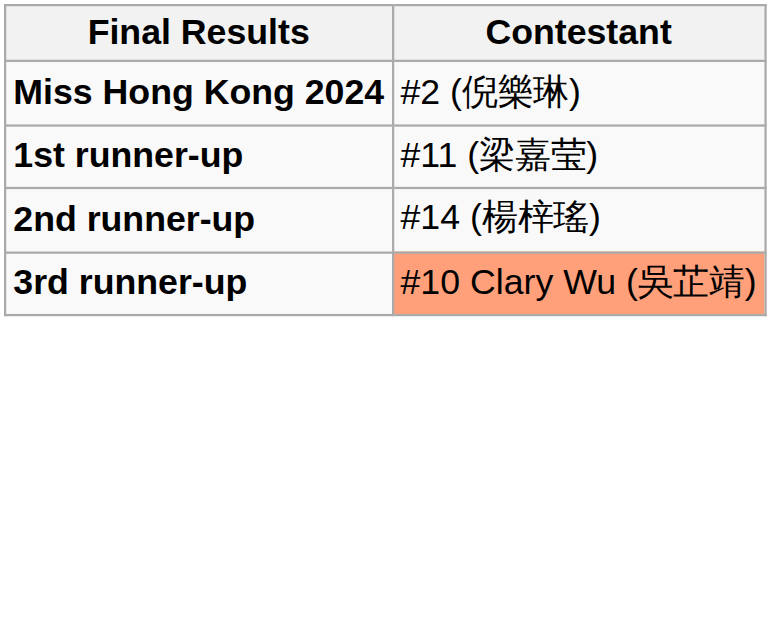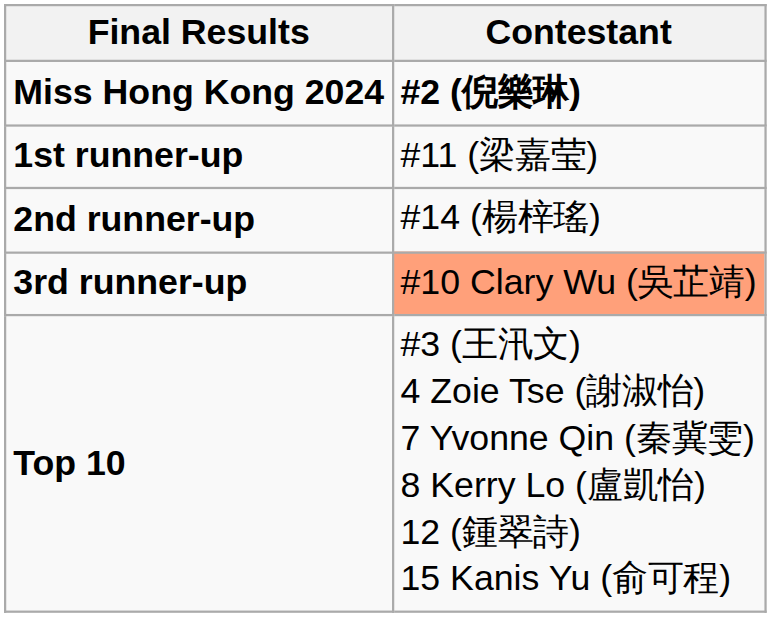(491, 91) normal -> (491, 91) bold
+ row: (70, 462)
